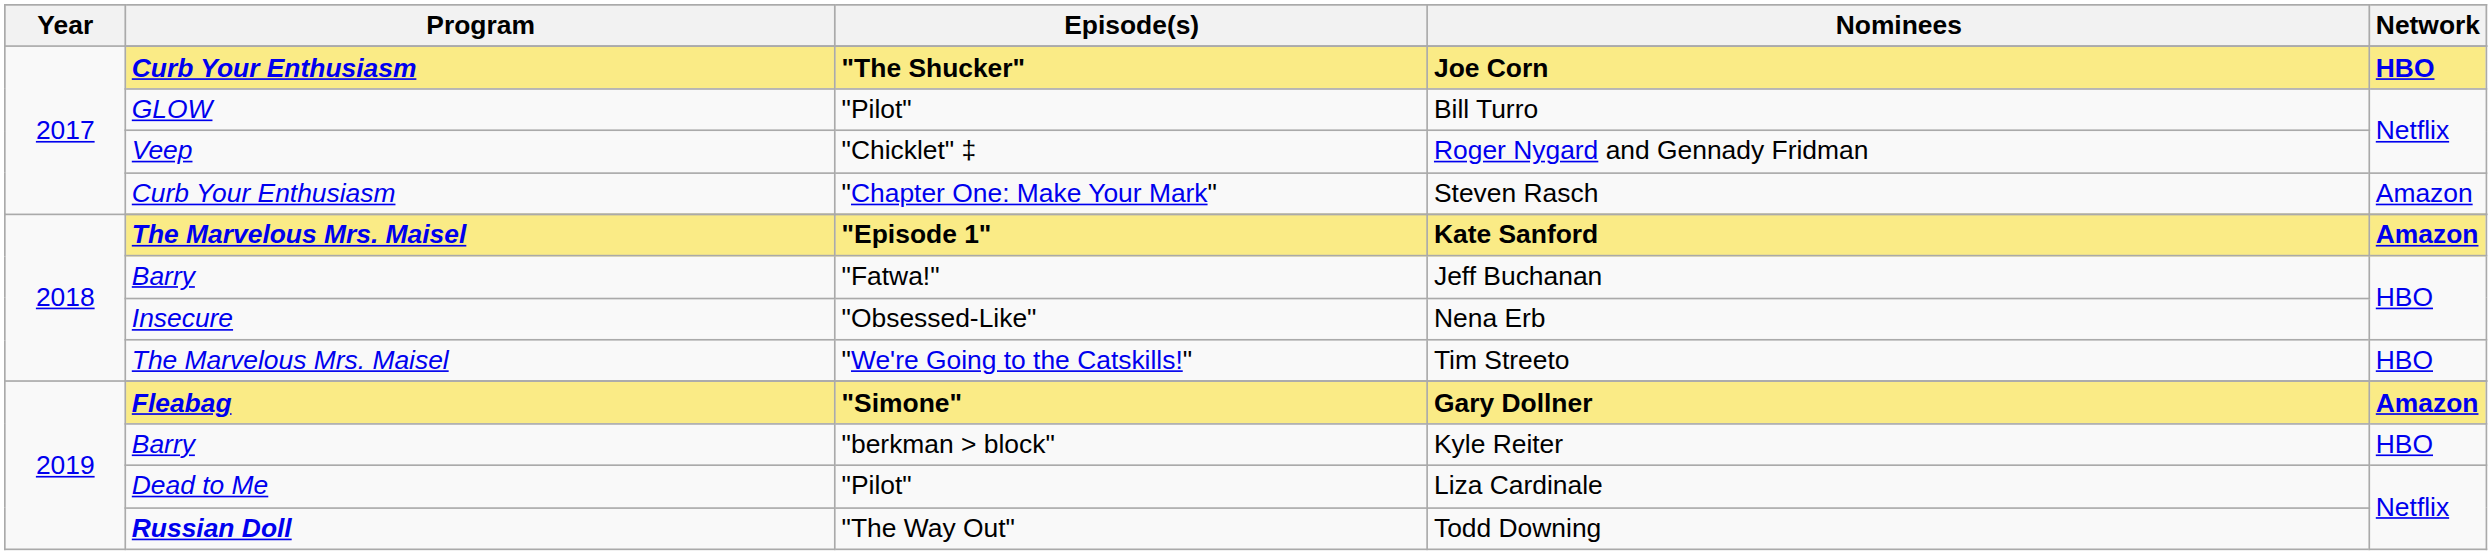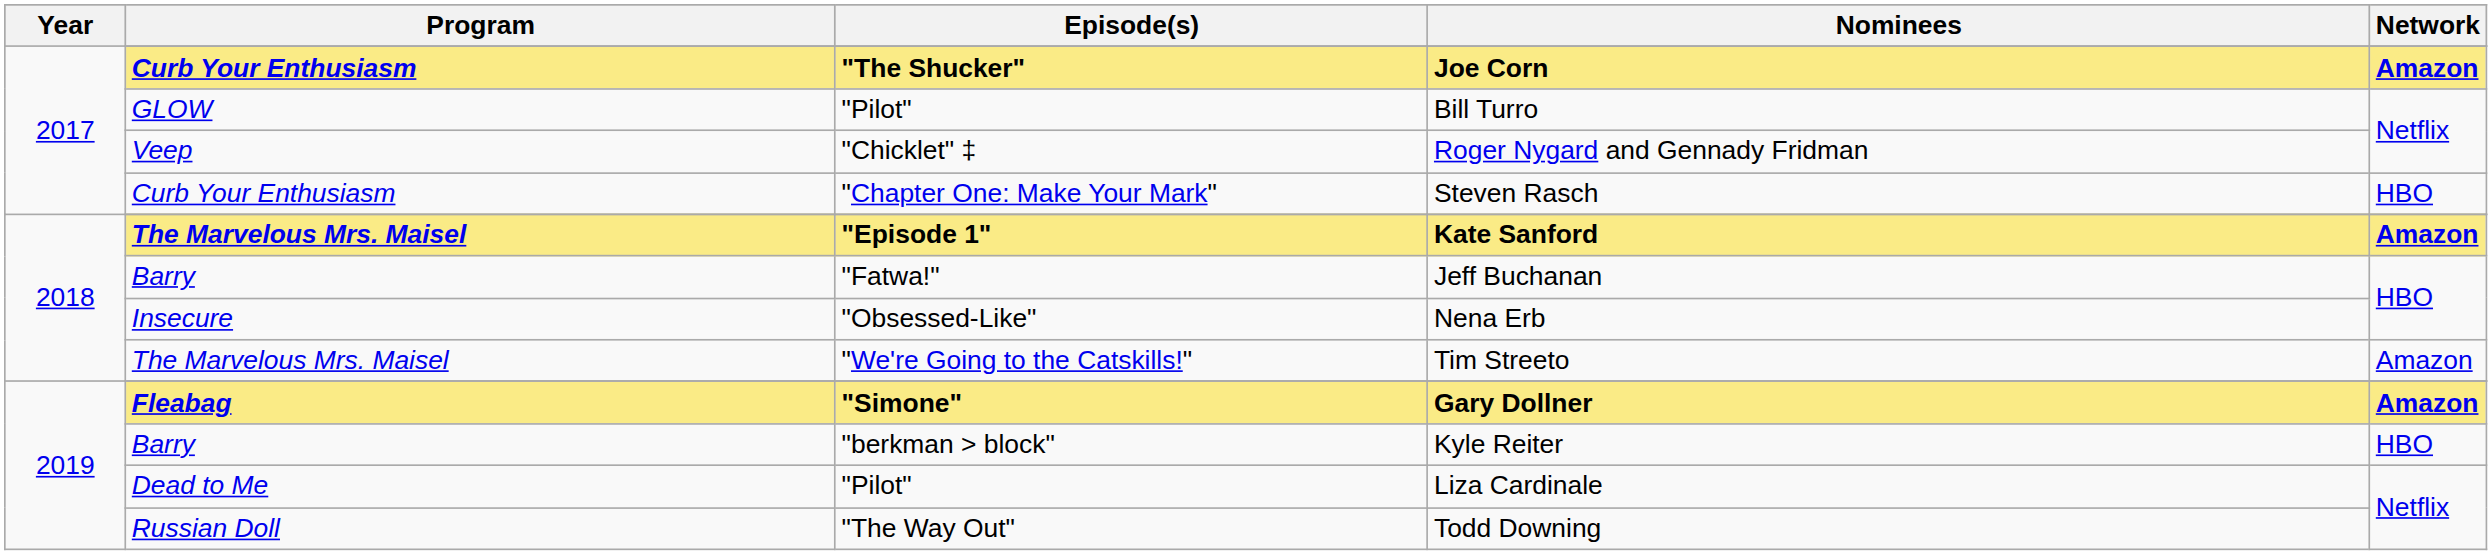(2405, 67) HBO -> (2427, 67) Amazon
(2424, 192) Amazon -> (2404, 192) HBO
(2404, 360) HBO -> (2424, 360) Amazon
(212, 527) bold -> (206, 527) normal
